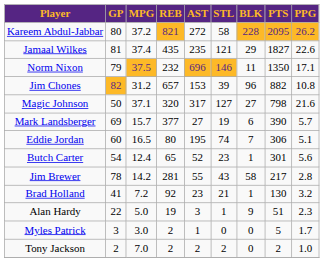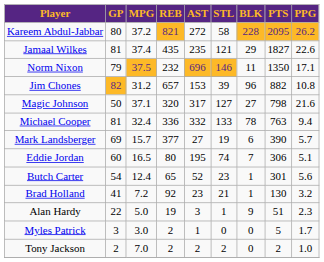+ row: (55, 122)
- row: (55, 176)
